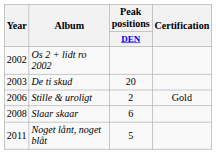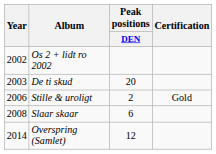- row: (66, 135)
+ row: (54, 135)
